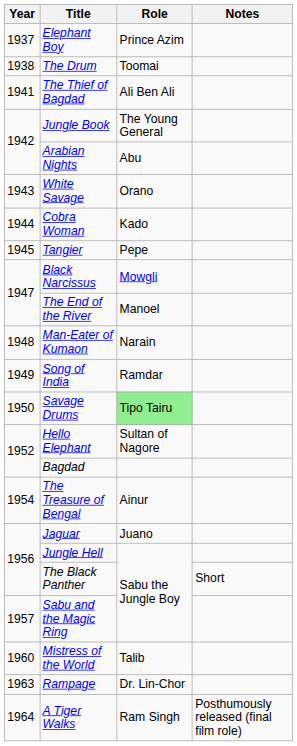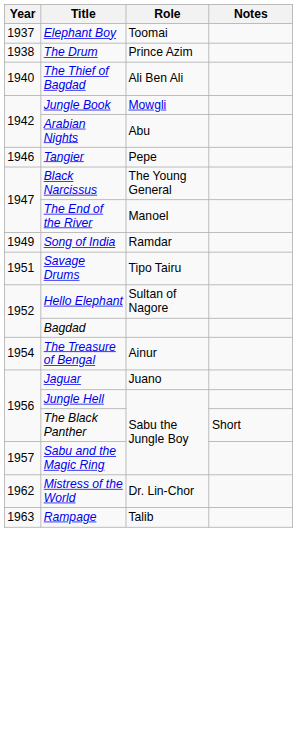(152, 40) Prince Azim -> (148, 33) Toomai
(139, 66) Toomai -> (161, 52) Prince Azim
(21, 92) 1941 -> (21, 78) 1940
(149, 125) The Young General -> (147, 104) Mowgli
- row: (63, 191)
- row: (63, 224)
(21, 250) 1945 -> (21, 157) 1946
(139, 276) Mowgli -> (158, 183) The Young General
- row: (78, 342)
(21, 408) 1950 -> (21, 268) 1951
(146, 408) lightgreen background -> (155, 268) no background
(21, 658) 1960 -> (21, 491) 1962
(132, 658) Talib -> (161, 491) Dr. Lin-Chor
(152, 684) Dr. Lin-Chor -> (141, 517) Talib
- row: (62, 717)
